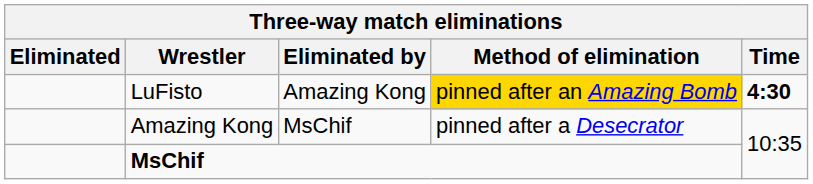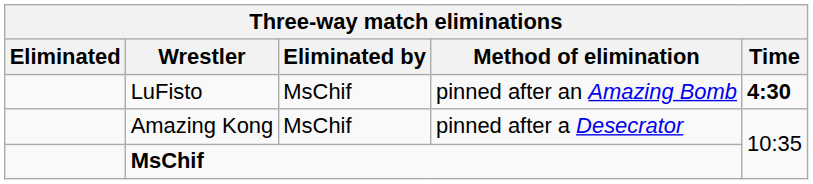(355, 91) Amazing Kong -> (317, 91) MsChif
(587, 91) gold background -> (586, 91) no background
